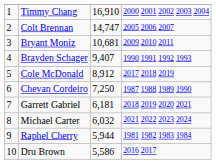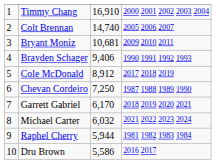(106, 27) 14,747 -> (106, 27) 14,740
(103, 58) 9,407 -> (103, 58) 9,406
(103, 105) 6,181 -> (103, 105) 6,170
